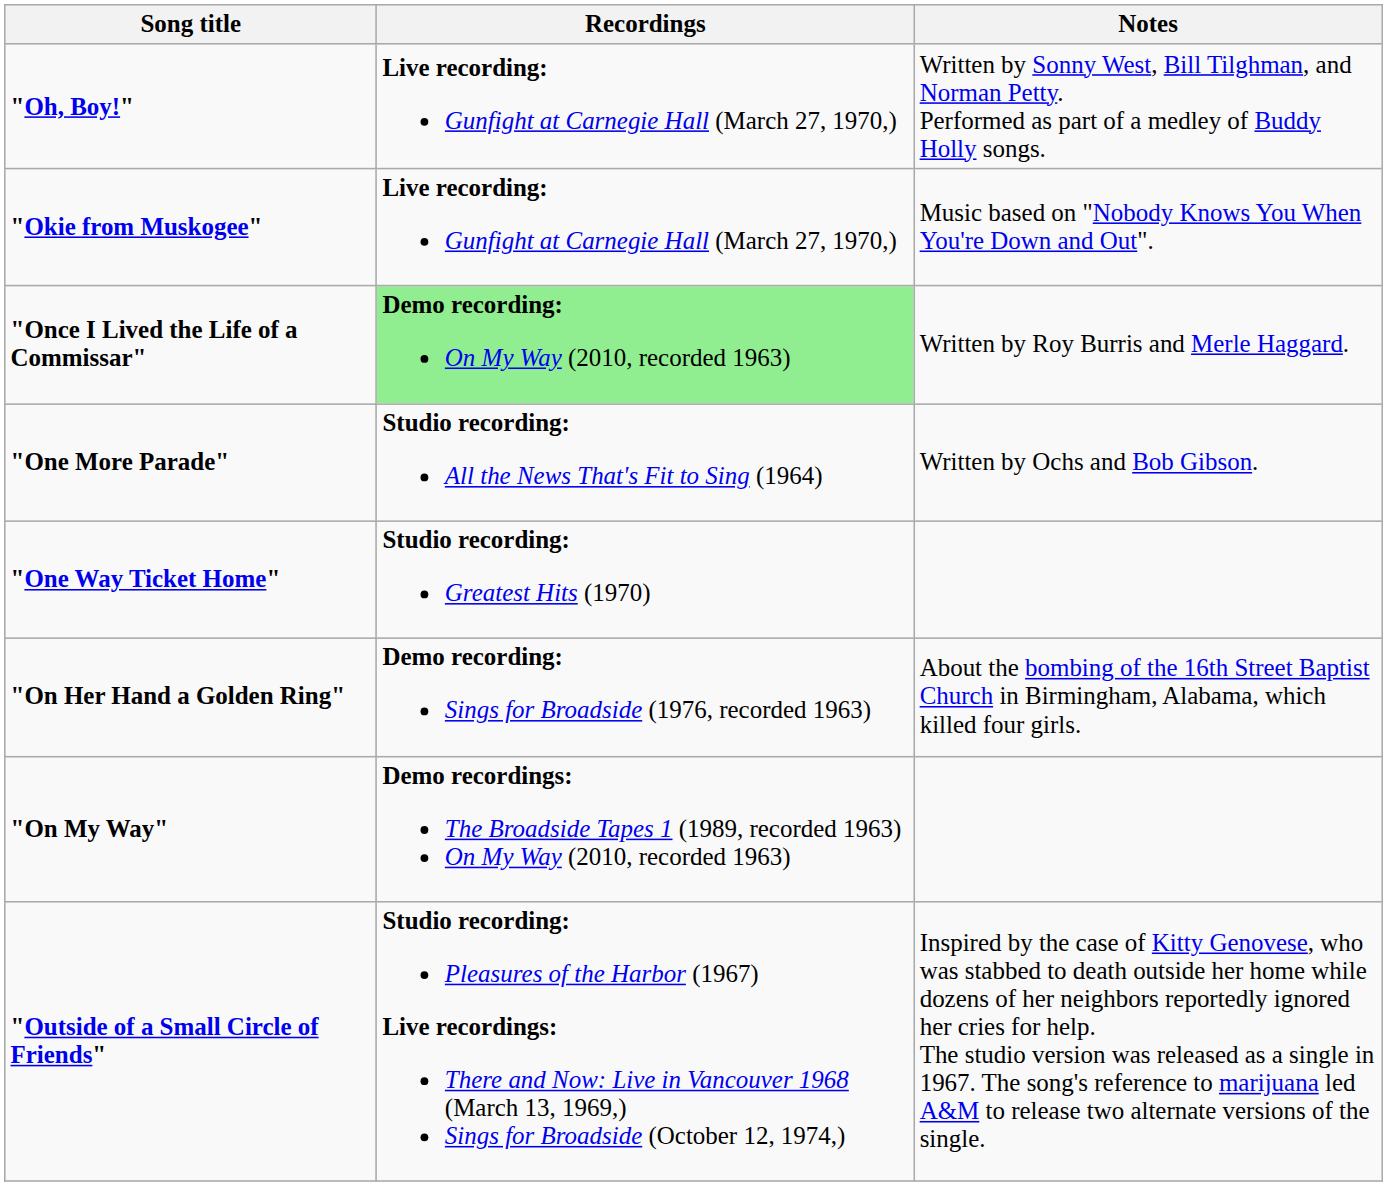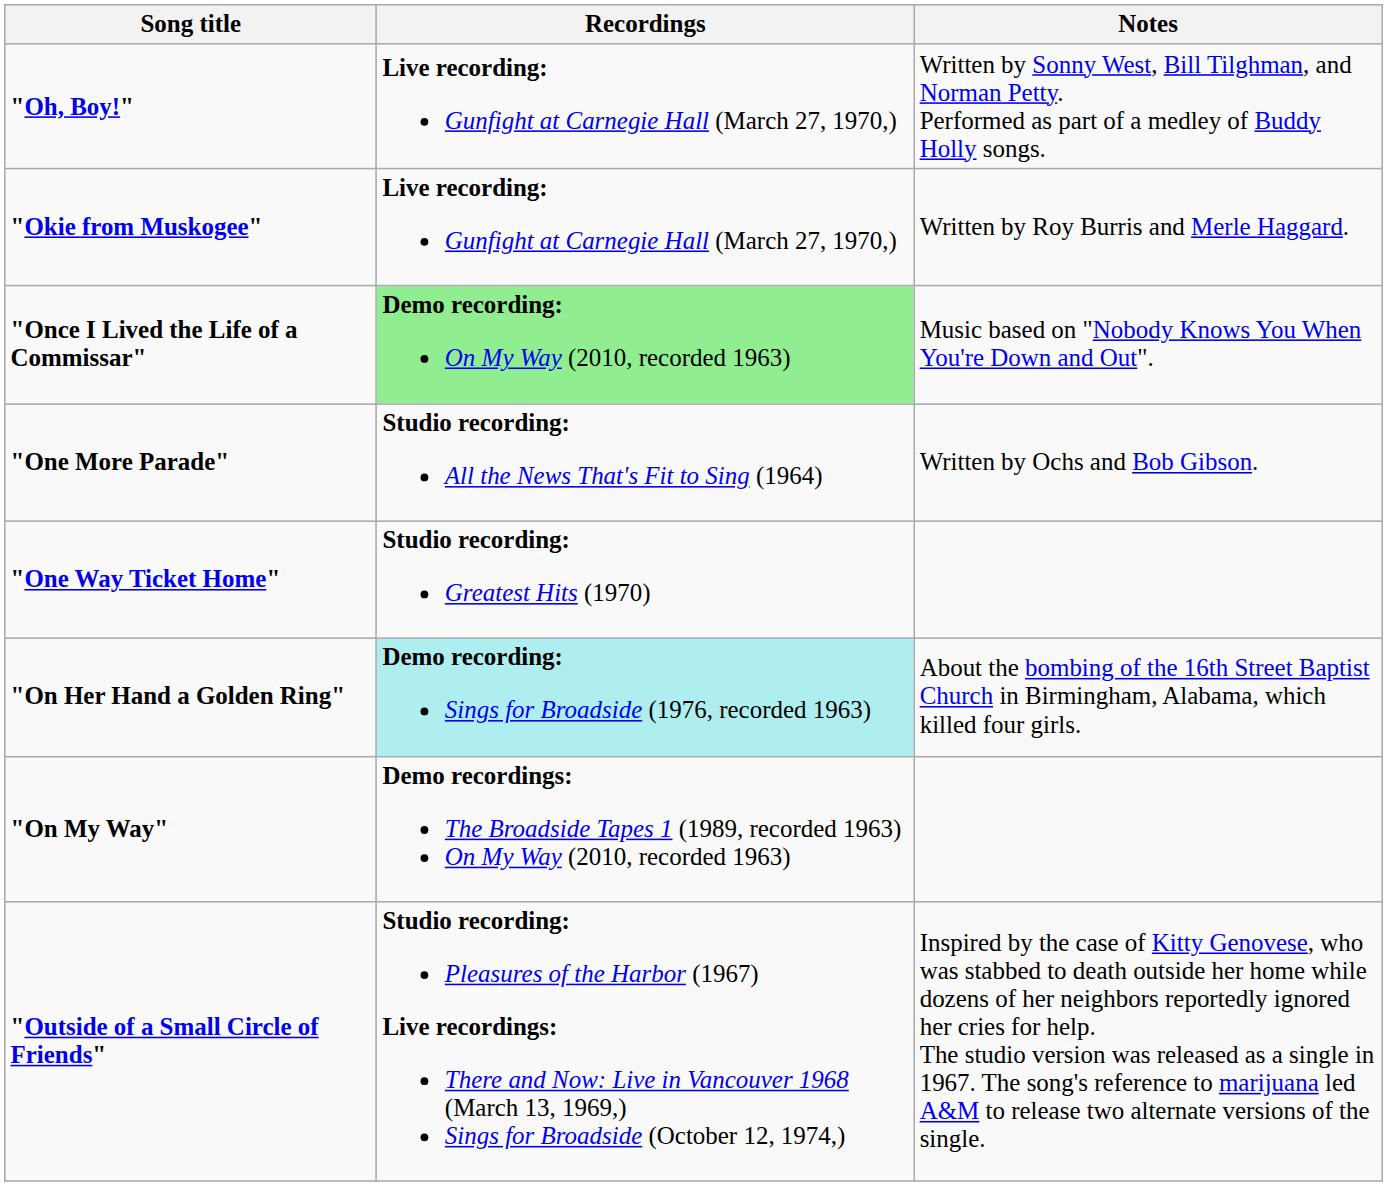(1140, 226) Music based on "Nobody Knows You When You're Down and Out". -> (1134, 226) Written by Roy Burris and Merle Haggard.
(1134, 344) Written by Roy Burris and Merle Haggard. -> (1140, 344) Music based on "Nobody Knows You When You're Down and Out".
(645, 685) no background -> (645, 685) paleturquoise background
